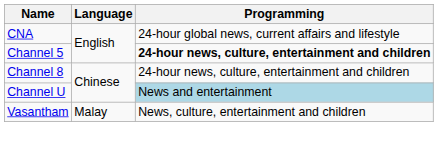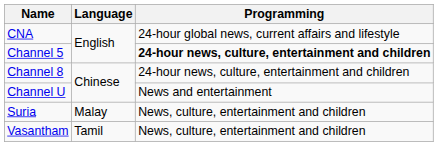(205, 92) lightblue background -> (205, 92) no background
+ row: (22, 111)
(91, 111) Malay -> (89, 131) Tamil
